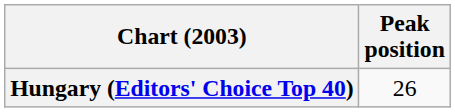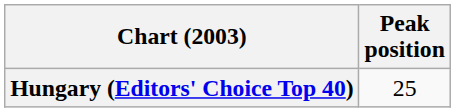(405, 87) 26 -> (405, 87) 25
